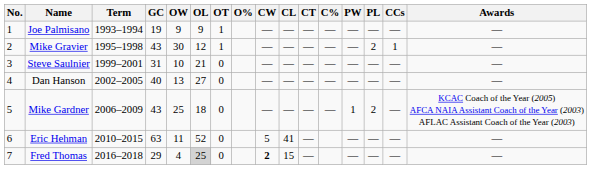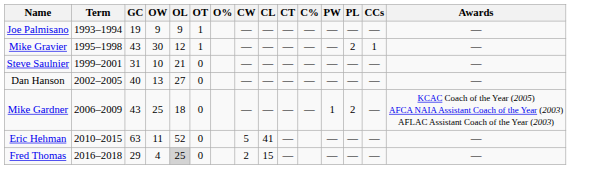- column: (15, 13)
(267, 156) bold -> (246, 156) normal
